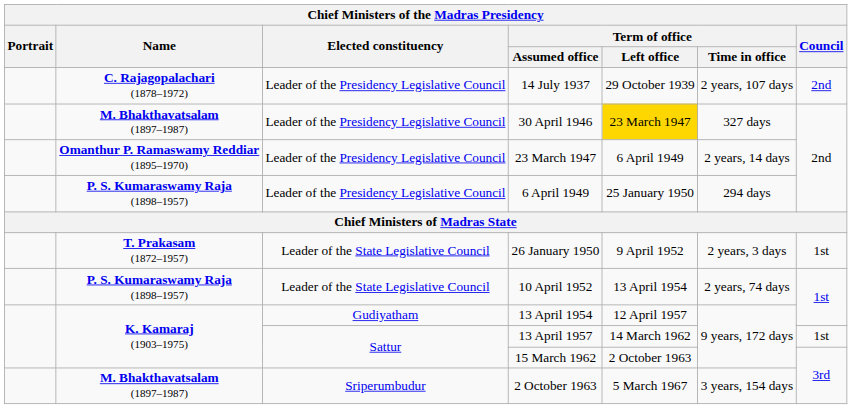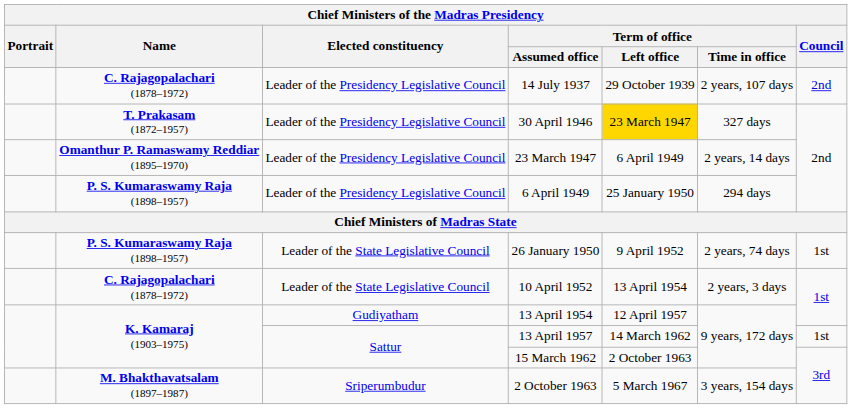(159, 121) M. Bhakthavatsalam (1897–1987) -> (159, 121) T. Prakasam (1872–1957)
(159, 250) T. Prakasam (1872–1957) -> (159, 250) P. S. Kumaraswamy Raja (1898–1957)
(747, 250) 2 years, 3 days -> (747, 250) 2 years, 74 days
(159, 286) P. S. Kumaraswamy Raja (1898–1957) -> (159, 286) C. Rajagopalachari (1878–1972)
(747, 286) 2 years, 74 days -> (747, 286) 2 years, 3 days
